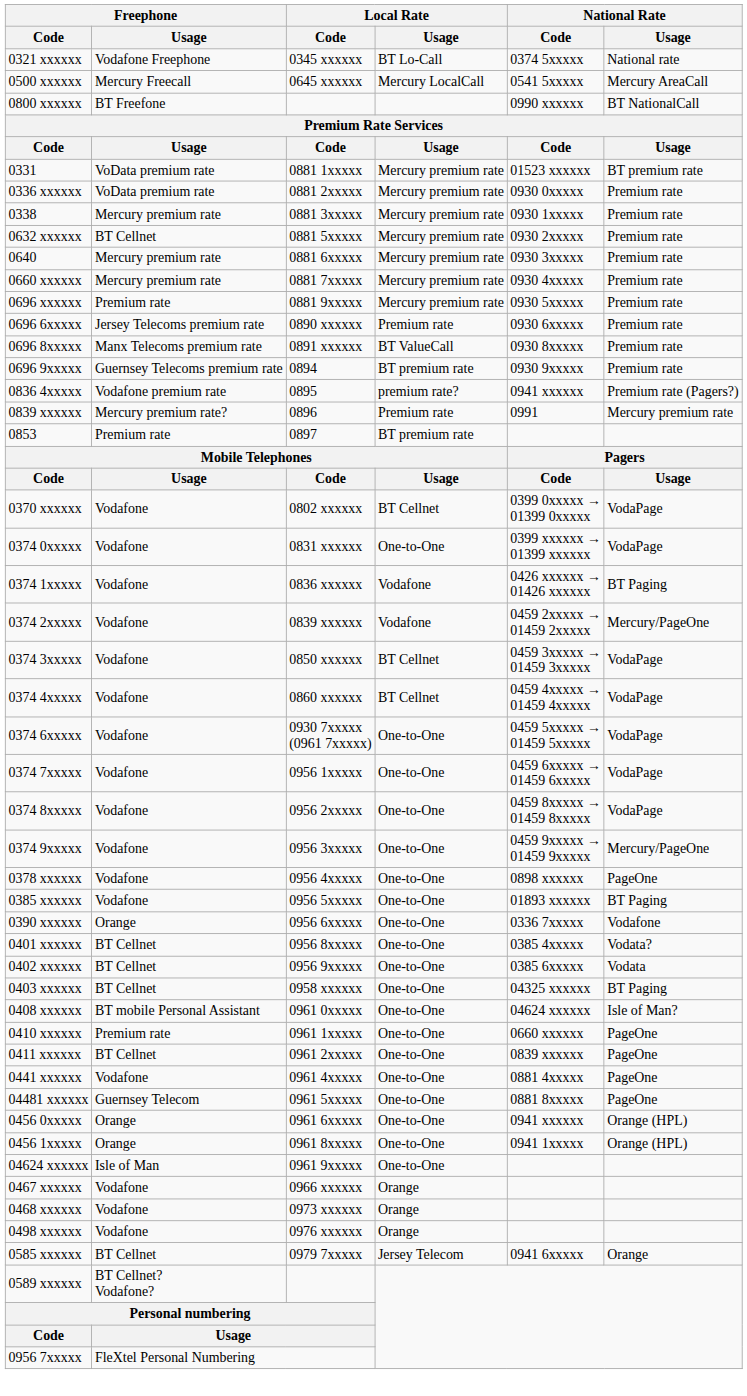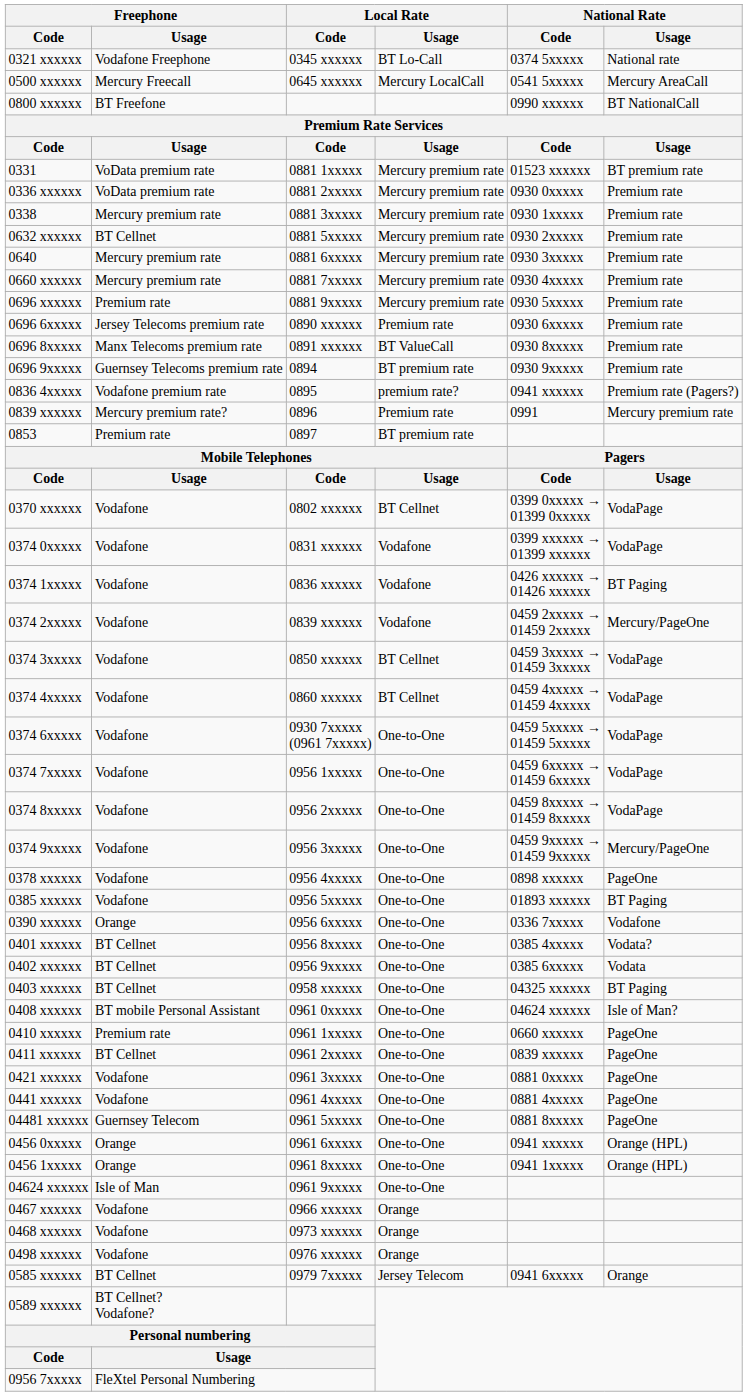(411, 546) One-to-One -> (404, 546) Vodafone
+ row: (45, 1077)
